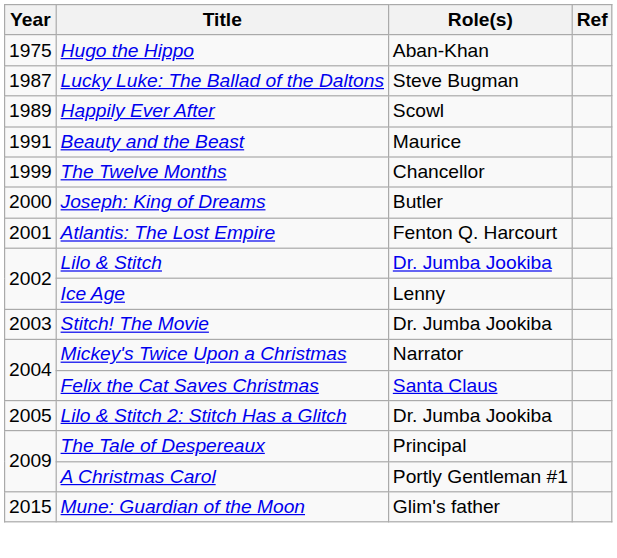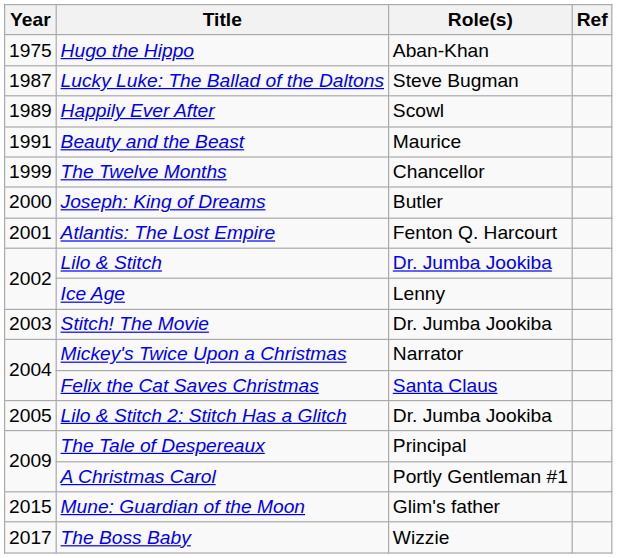+ row: (126, 537)
